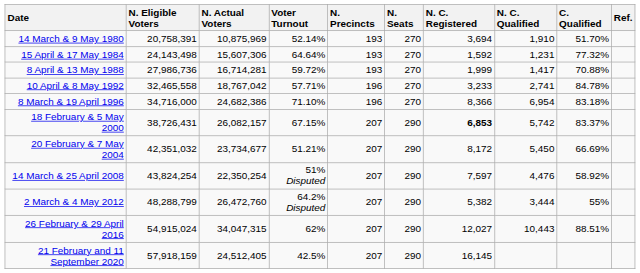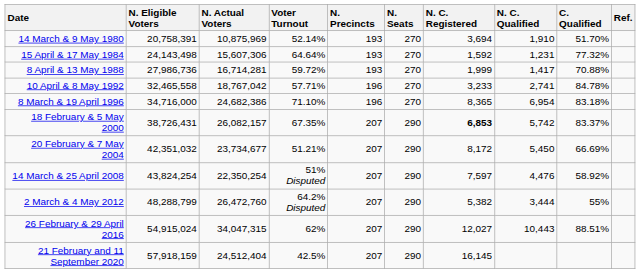(480, 101) 8,366 -> (480, 101) 8,365
(309, 123) 67.15% -> (309, 123) 67.35%
(242, 256) 24,512,405 -> (242, 256) 24,512,404
